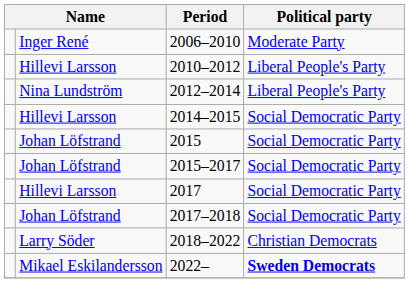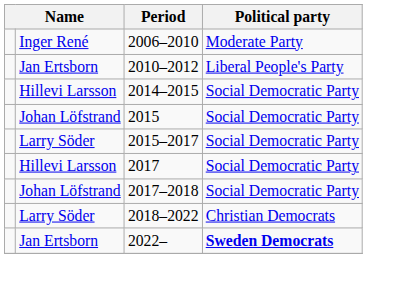(68, 66) Hillevi Larsson -> (59, 66) Jan Ertsborn
- row: (205, 91)
(70, 166) Johan Löfstrand -> (57, 141) Larry Söder
(91, 265) Mikael Eskilandersson -> (59, 240) Jan Ertsborn
